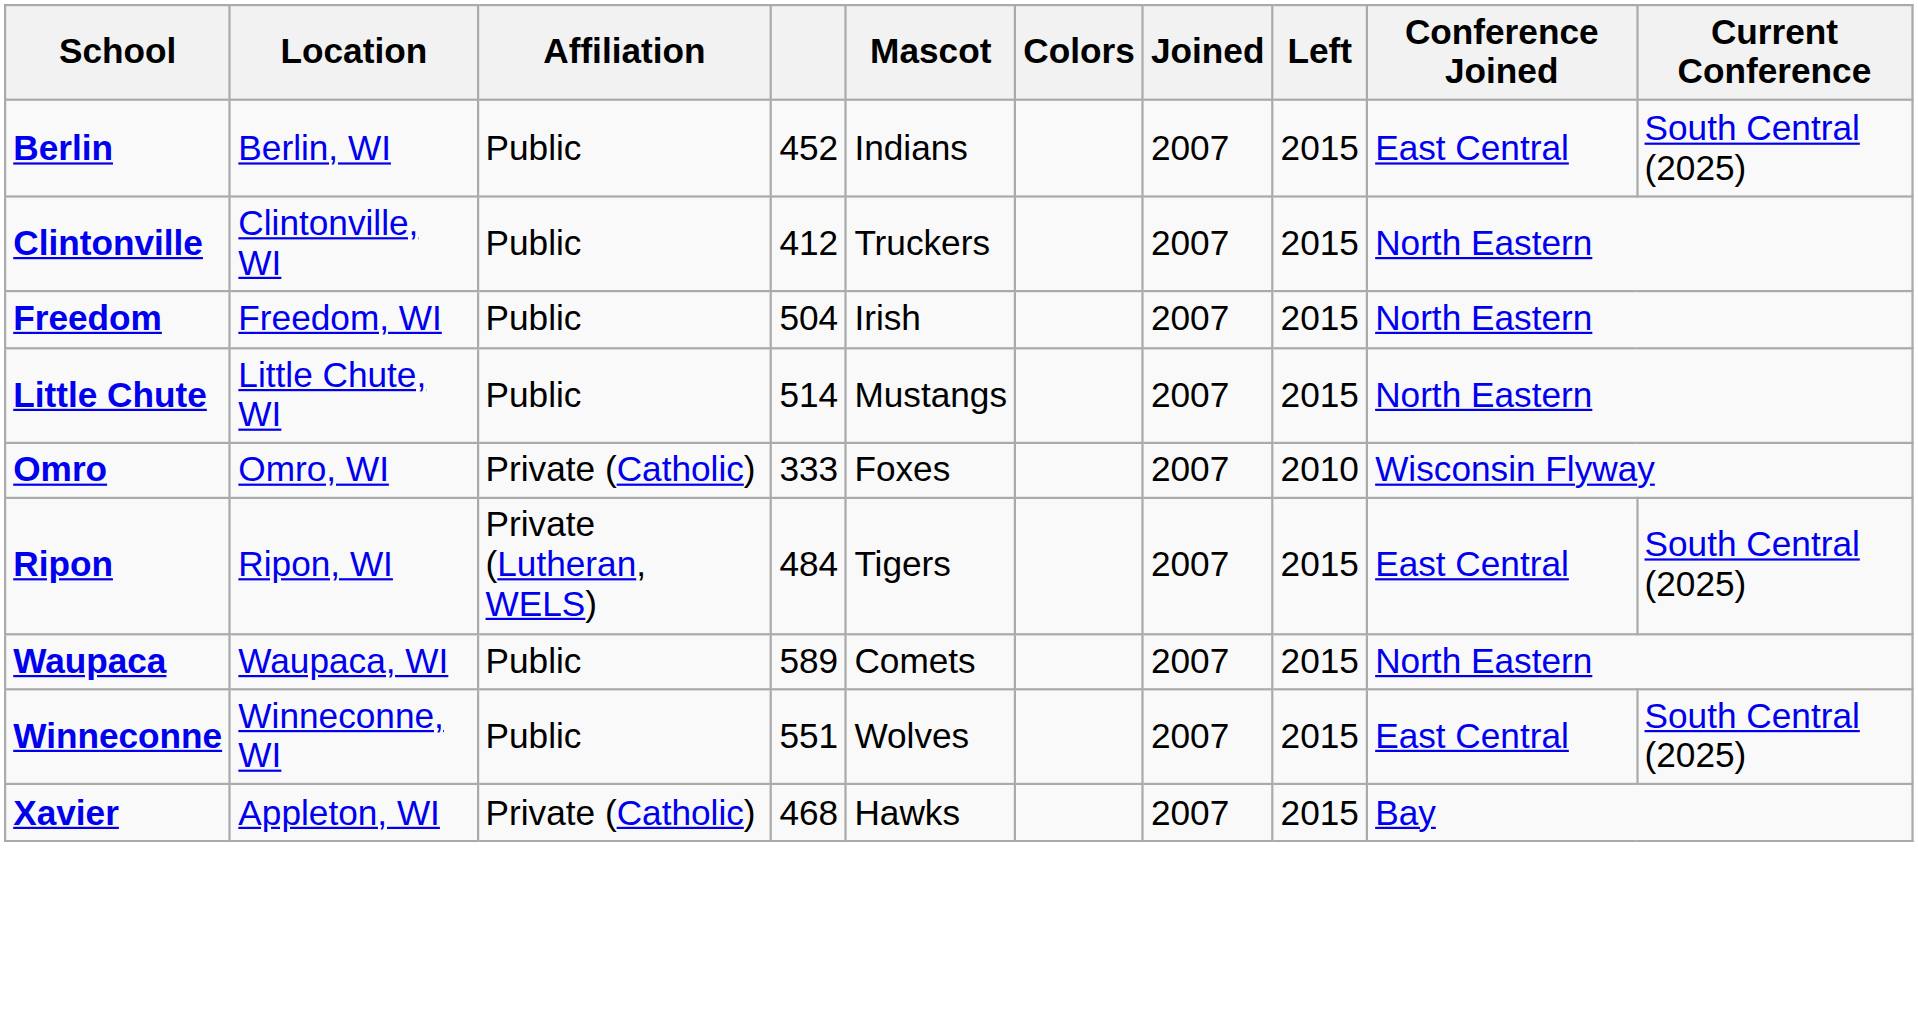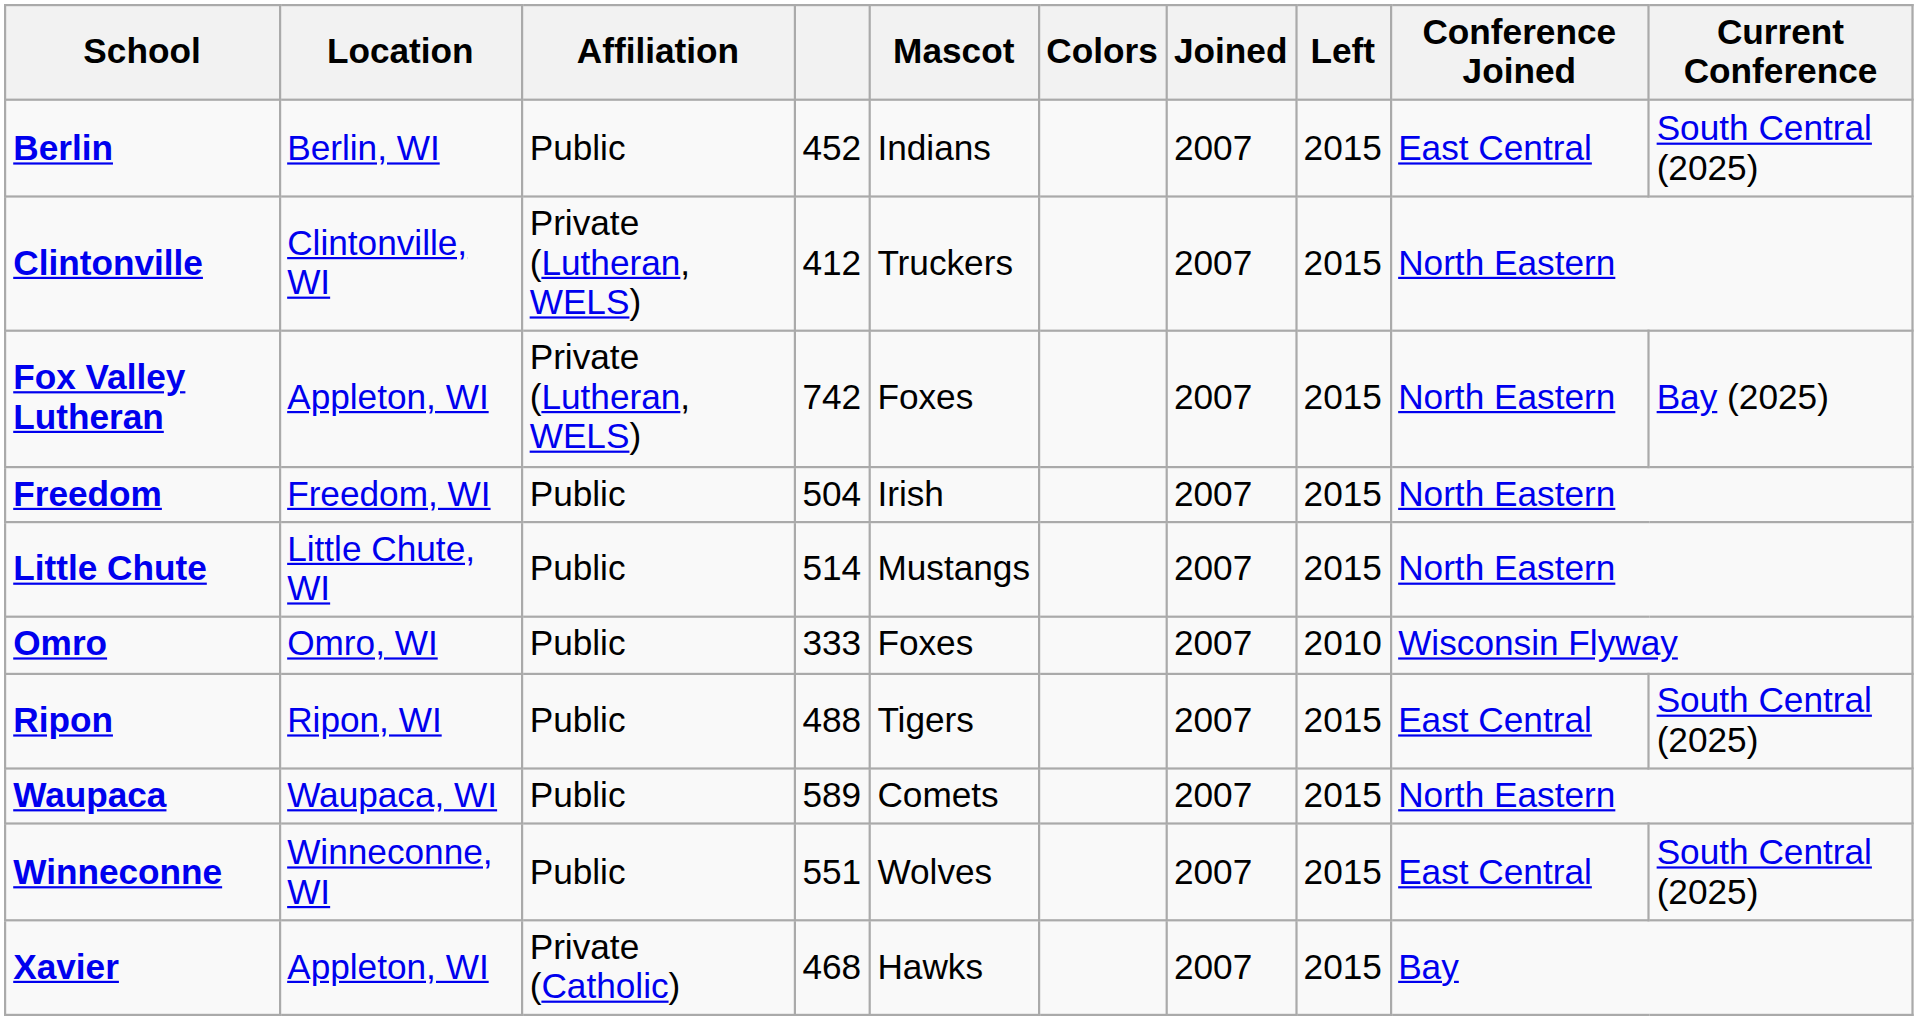(533, 243) Public -> (610, 262) Private (Lutheran, WELS)
+ row: (99, 397)
(621, 469) Private (Catholic) -> (578, 644) Public
(566, 565) Private (Lutheran, WELS) -> (578, 720) Public
(809, 565) 484 -> (832, 720) 488
